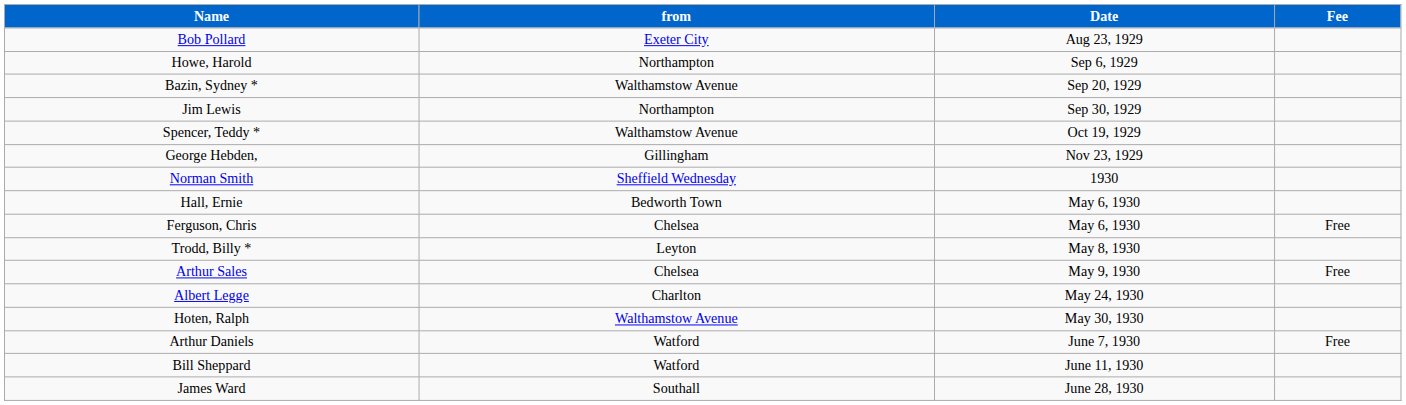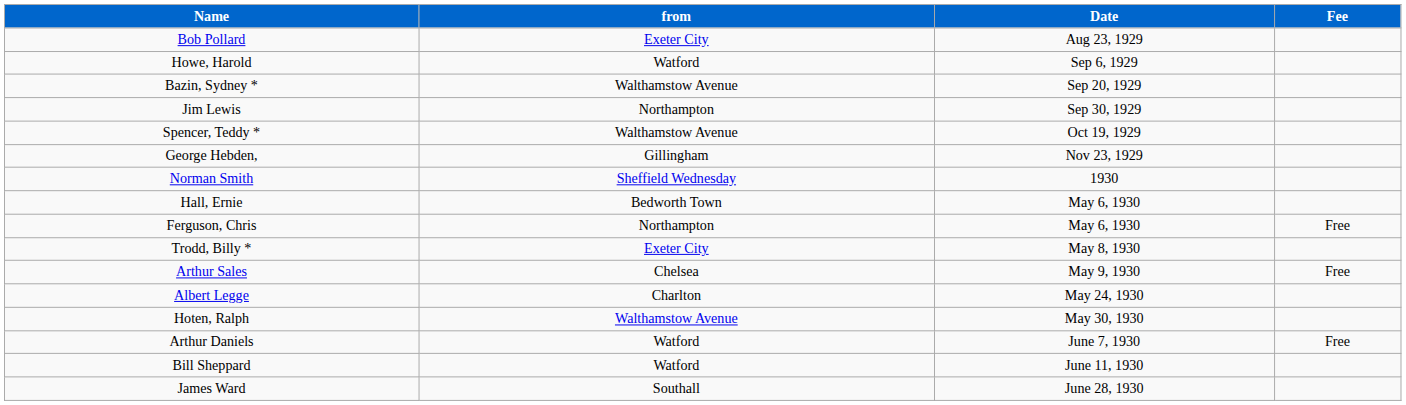(676, 63) Northampton -> (676, 63) Watford
(676, 226) Chelsea -> (676, 226) Northampton
(676, 249) Leyton -> (676, 249) Exeter City
